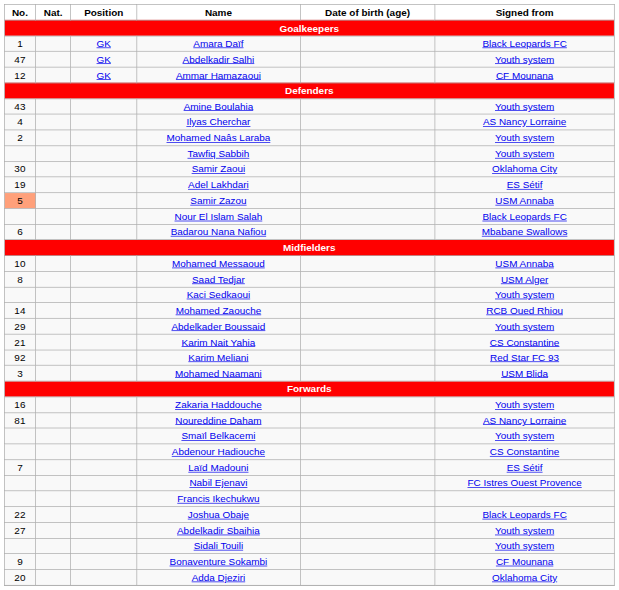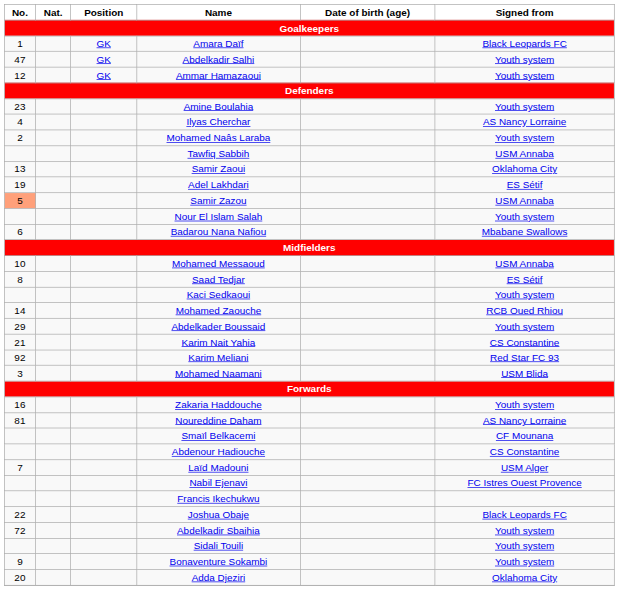(525, 75) CF Mounana -> (525, 75) Youth system
(20, 107) 43 -> (20, 107) 23
(525, 154) Youth system -> (525, 154) USM Annaba
(20, 170) 30 -> (20, 170) 13
(525, 217) Black Leopards FC -> (525, 217) Youth system
(525, 279) USM Alger -> (525, 279) ES Sétif
(525, 436) Youth system -> (525, 436) CF Mounana
(525, 468) ES Sétif -> (525, 468) USM Alger
(20, 531) 27 -> (20, 531) 72
(525, 562) CF Mounana -> (525, 562) Youth system
